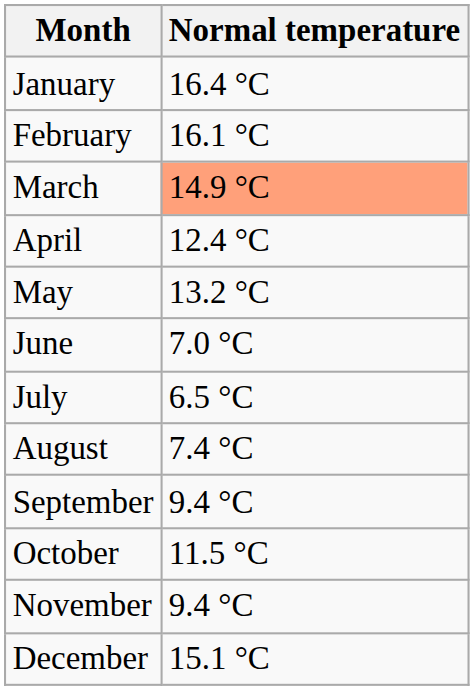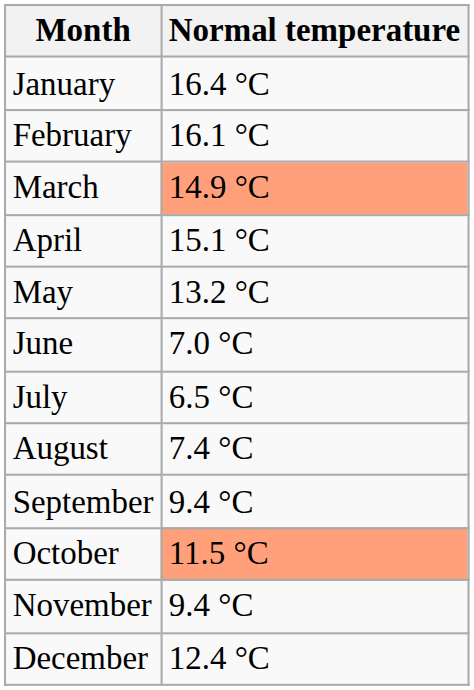(219, 239) 12.4 °C -> (219, 239) 15.1 °C
(219, 553) no background -> (219, 553) lightsalmon background
(219, 657) 15.1 °C -> (219, 657) 12.4 °C
